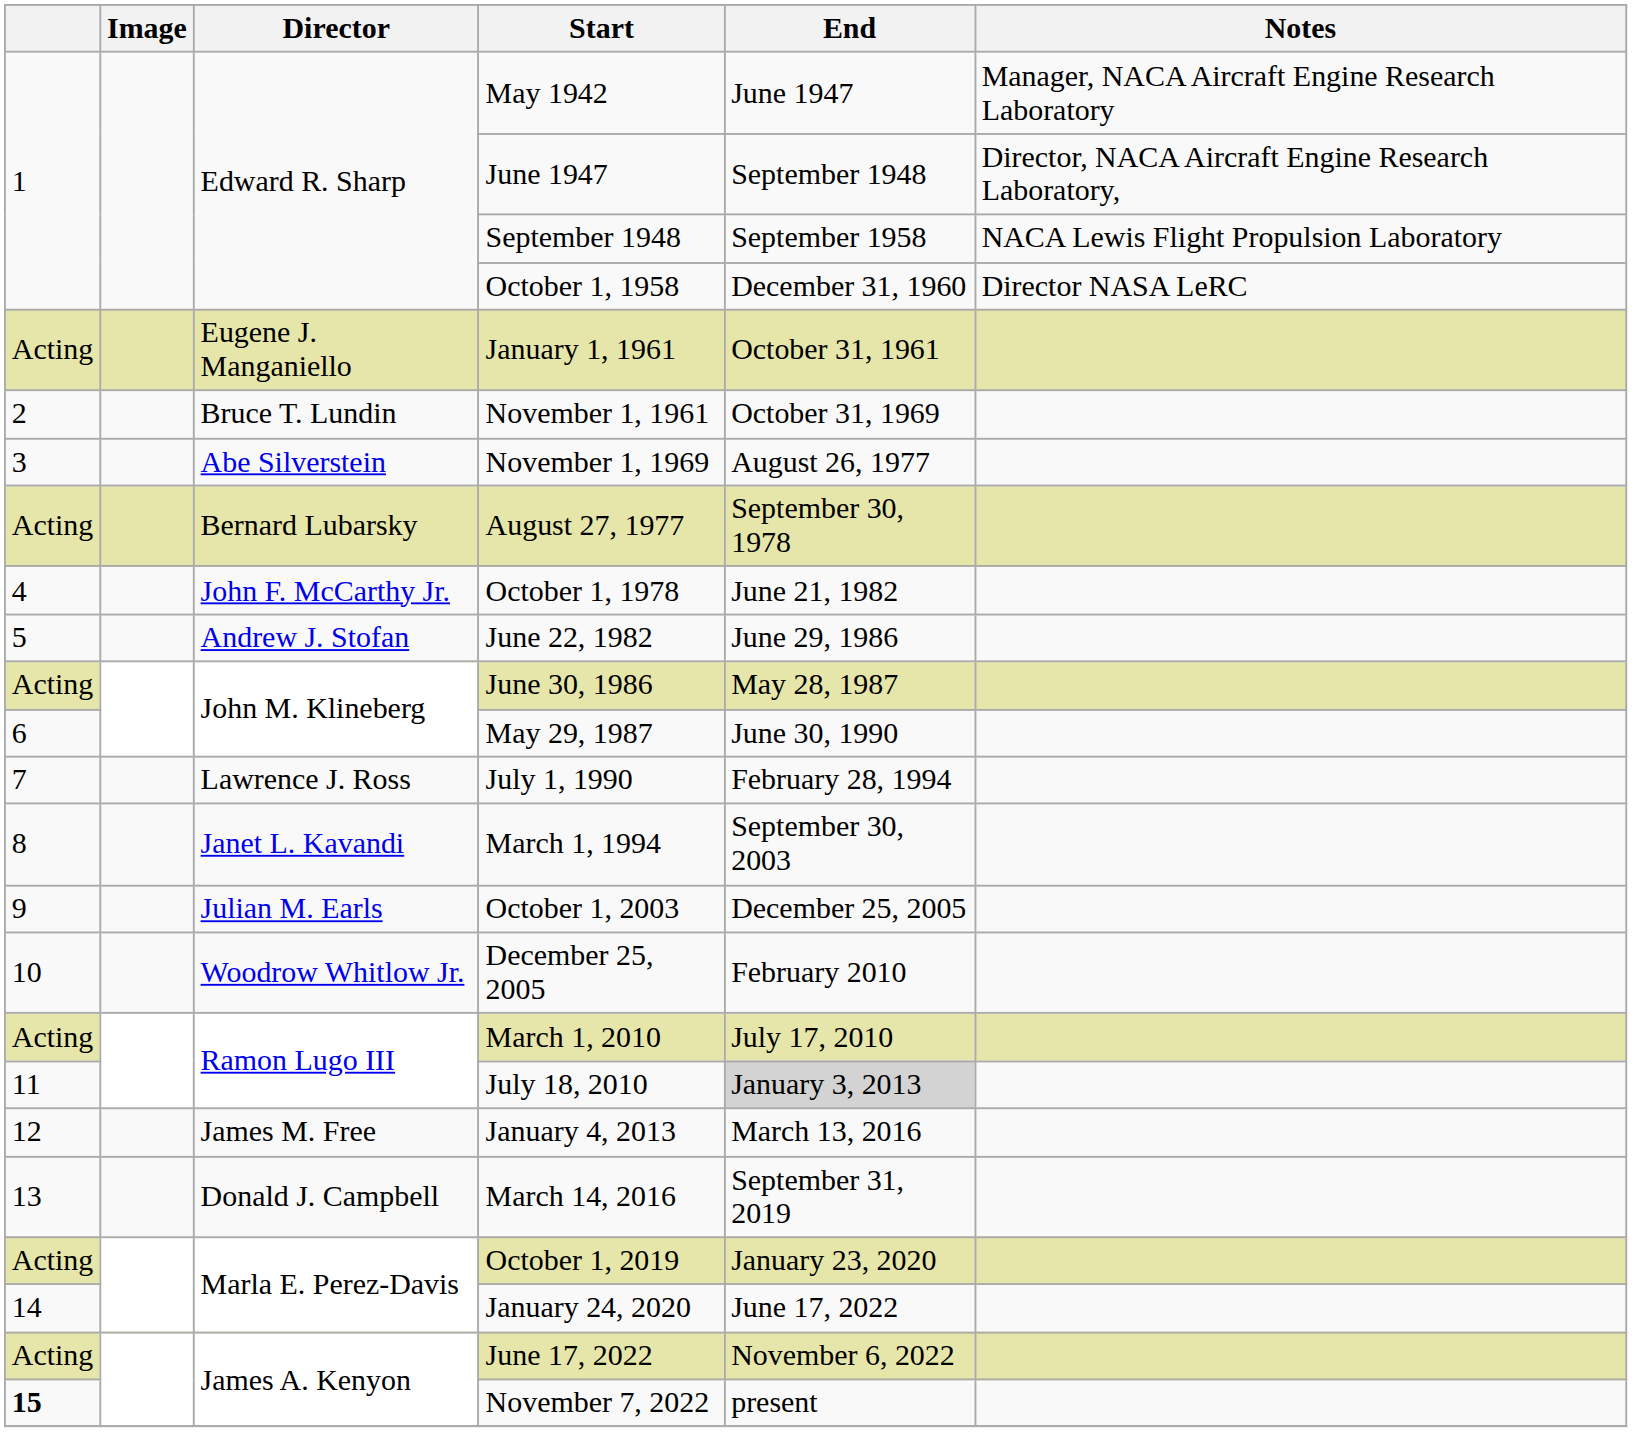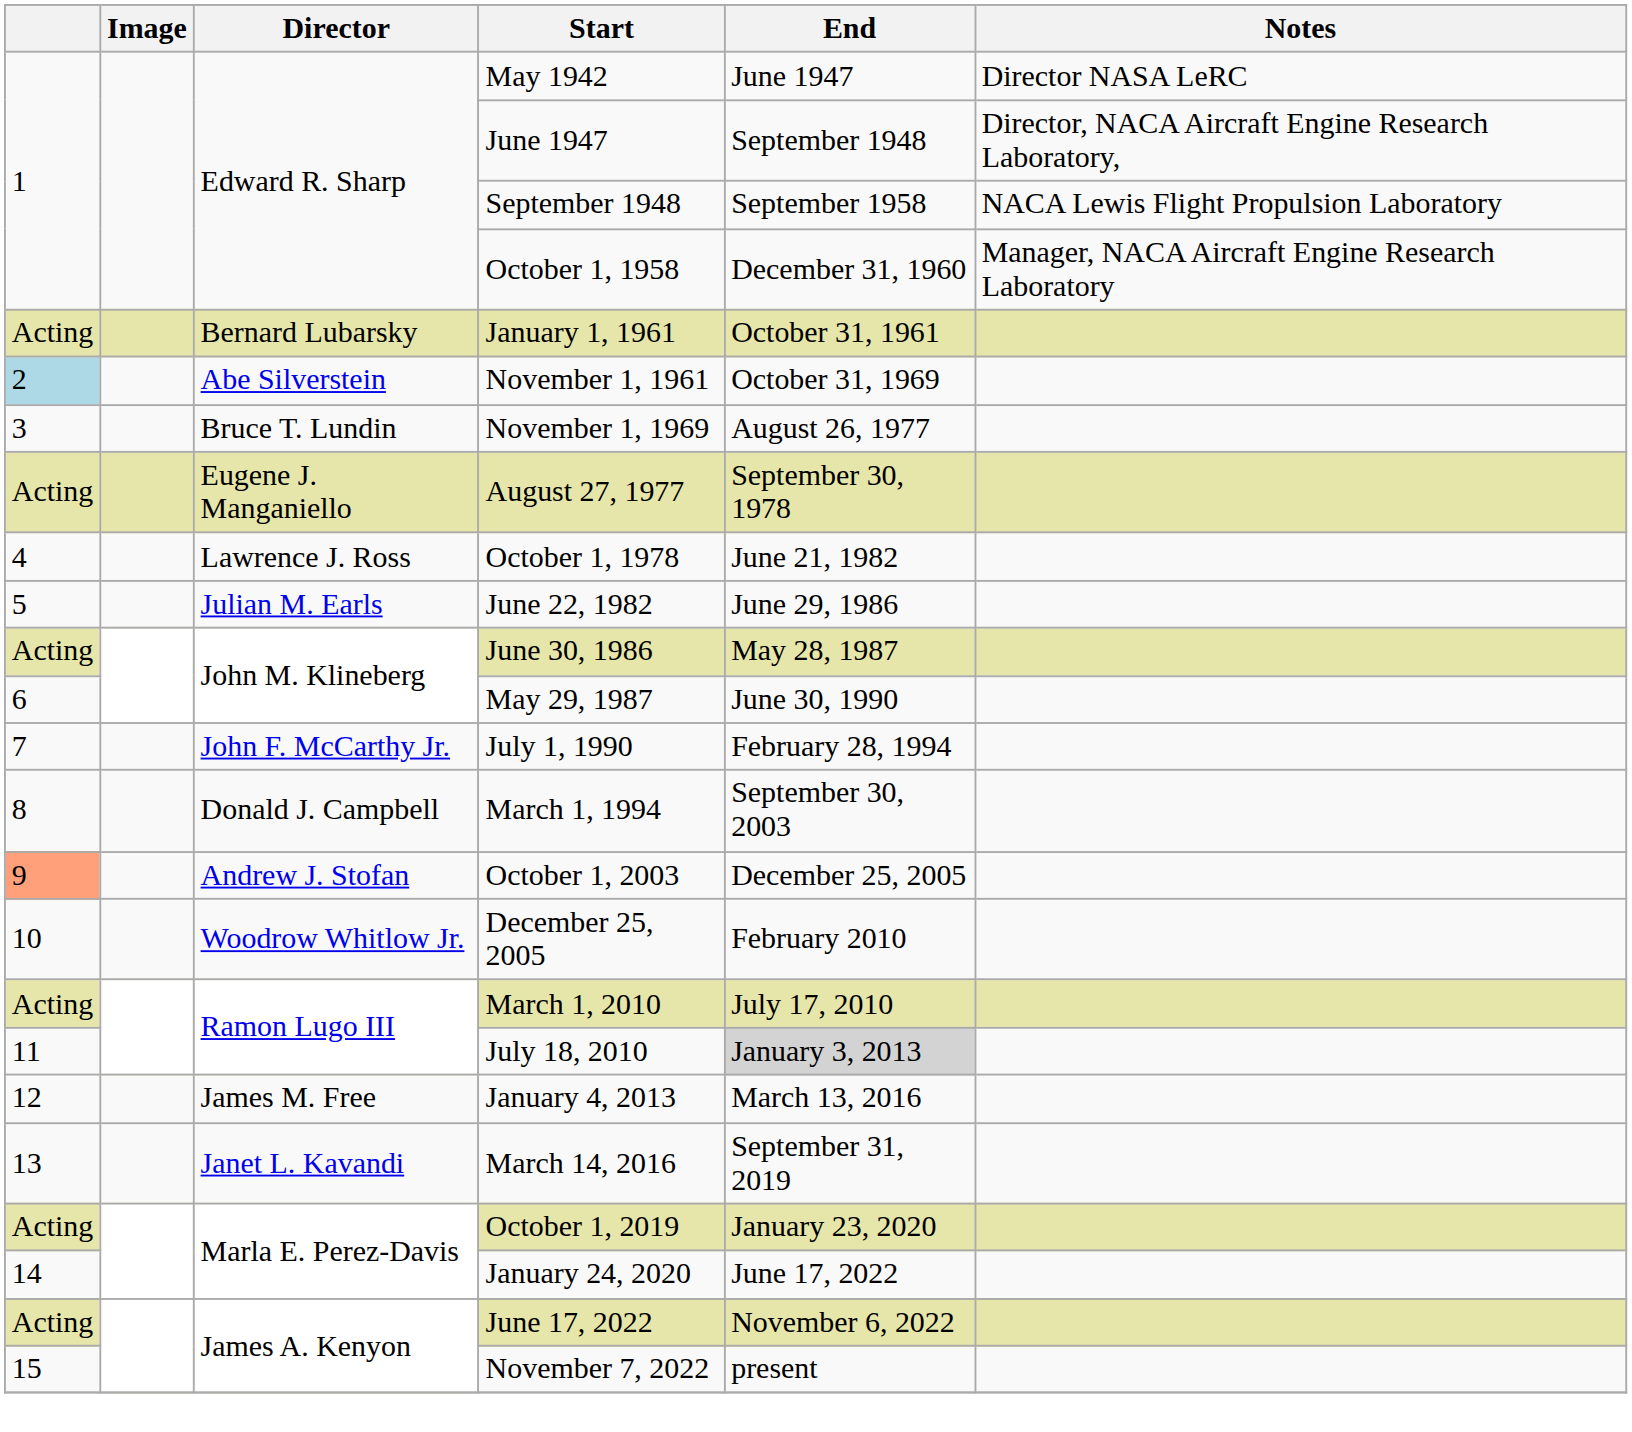(1238, 92) Manager, NACA Aircraft Engine Research Laboratory -> (1115, 75) Director NASA LeRC
(1115, 285) Director NASA LeRC -> (1238, 268) Manager, NACA Aircraft Engine Research Laboratory
(276, 349) Eugene J. Manganiello -> (309, 332) Bernard Lubarsky
(19, 413) no background -> (19, 380) lightblue background
(299, 413) Bruce T. Lundin -> (293, 380) Abe Silverstein
(293, 461) Abe Silverstein -> (299, 427) Bruce T. Lundin
(309, 525) Bernard Lubarsky -> (276, 491) Eugene J. Manganiello
(325, 589) John F. McCarthy Jr. -> (306, 556) Lawrence J. Ross
(305, 637) Andrew J. Stofan -> (292, 603) Julian M. Earls
(306, 779) Lawrence J. Ross -> (325, 746) John F. McCarthy Jr.
(302, 844) Janet L. Kavandi -> (320, 810) Donald J. Campbell
(19, 908) no background -> (19, 874) lightsalmon background
(292, 908) Julian M. Earls -> (305, 874) Andrew J. Stofan
(320, 1196) Donald J. Campbell -> (302, 1162) Janet L. Kavandi
(27, 1402) bold -> (27, 1369) normal
